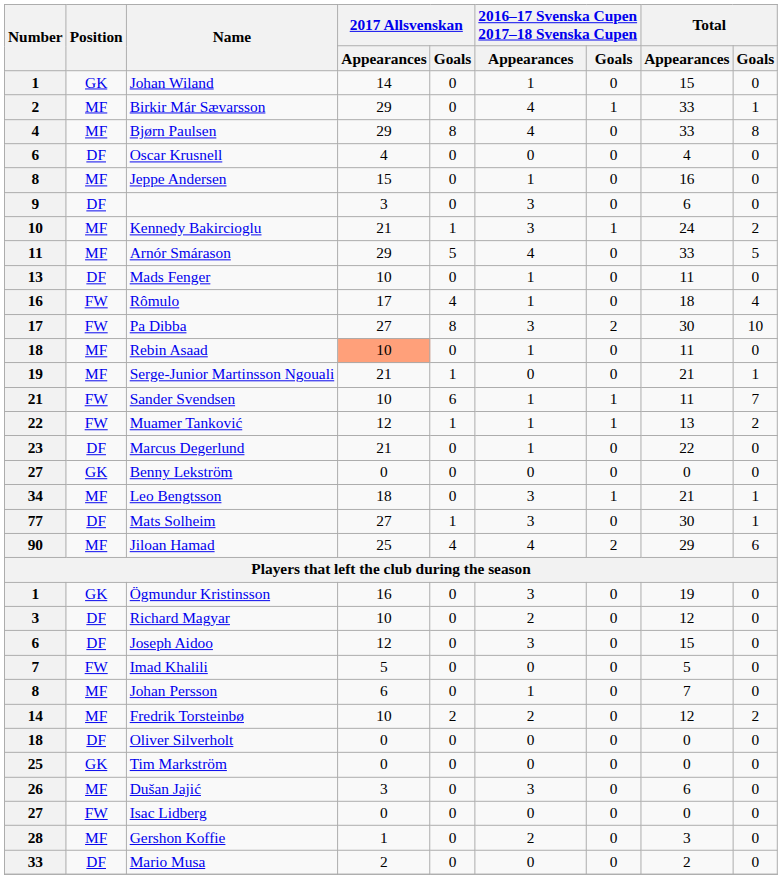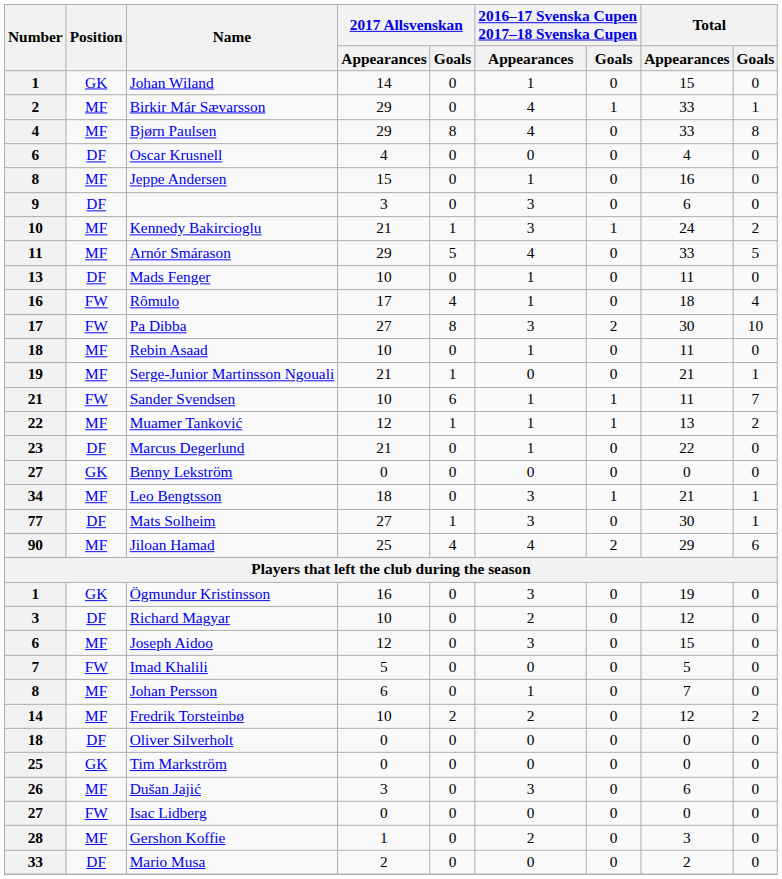(384, 350) lightsalmon background -> (384, 350) no background
(96, 423) FW -> (96, 423) MF
(96, 642) DF -> (96, 642) MF
